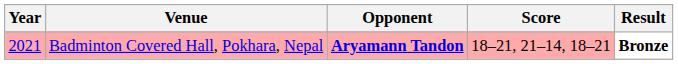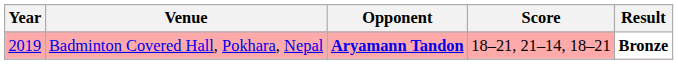(25, 45) 2021 -> (25, 45) 2019
